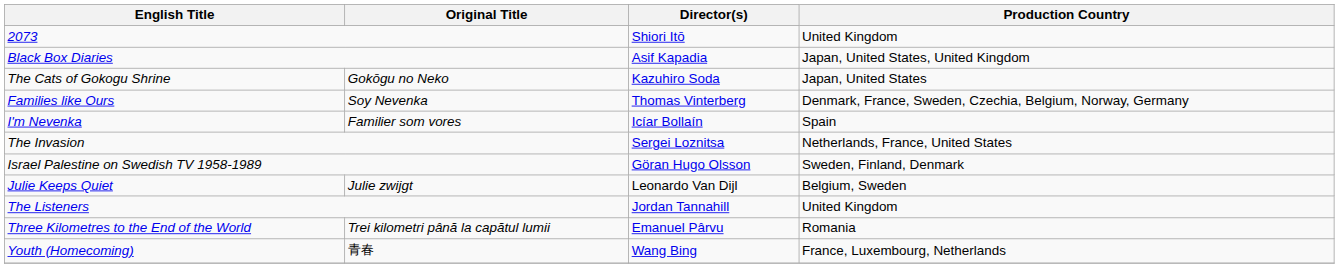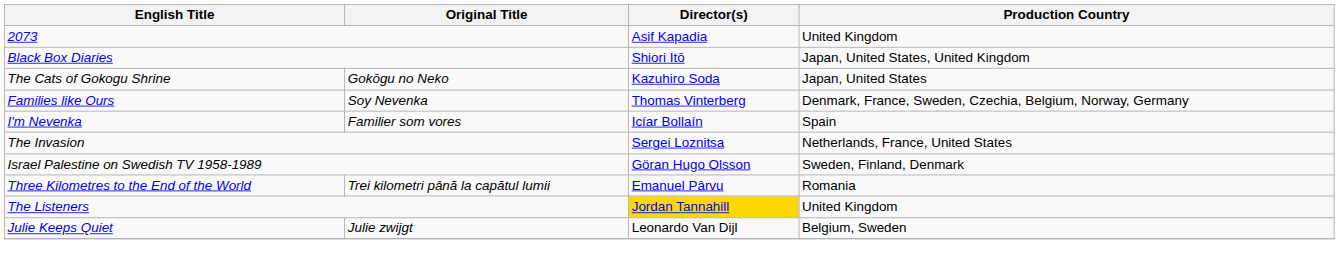(658, 36) Shiori Itō -> (669, 36) Asif Kapadia
(669, 57) Asif Kapadia -> (658, 57) Shiori Itō
rows swapped: (60, 185) <-> (129, 228)
(680, 206) no background -> (680, 206) gold background
- row: (71, 250)
